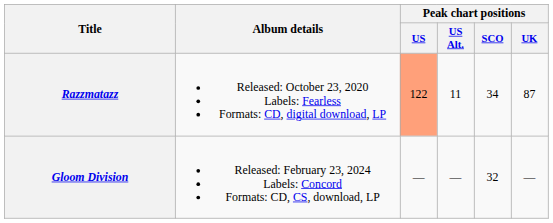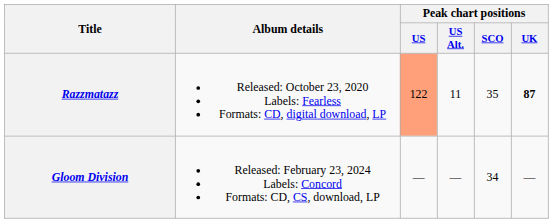(492, 94) 34 -> (492, 94) 35
(529, 94) normal -> (529, 94) bold
(492, 177) 32 -> (492, 177) 34
